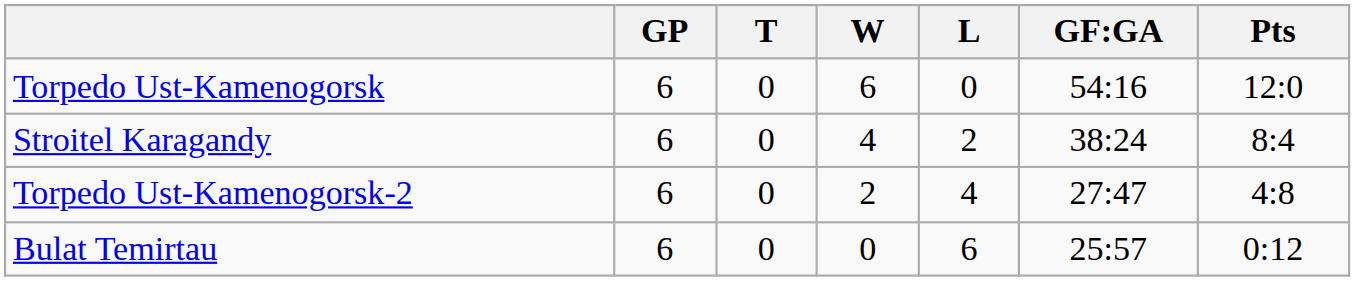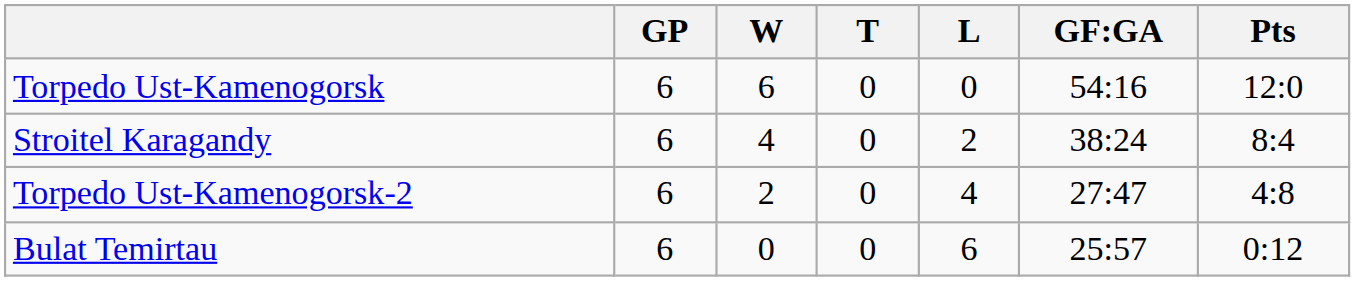columns swapped: (868, 31) <-> (766, 31)
